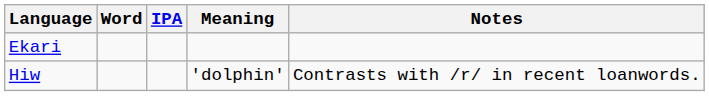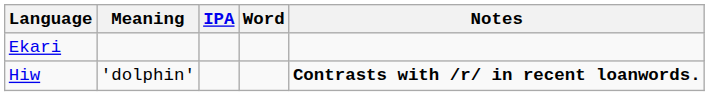columns swapped: (122, 19) <-> (238, 19)
(497, 76) normal -> (497, 76) bold
